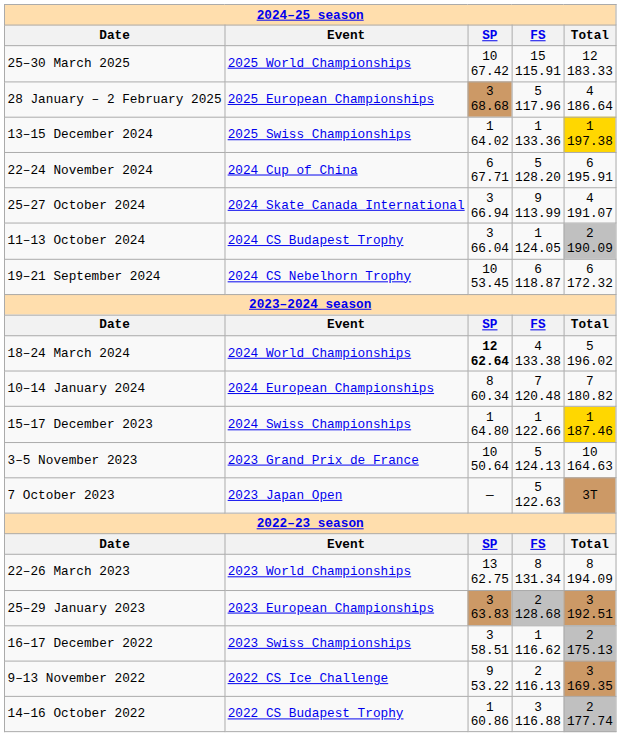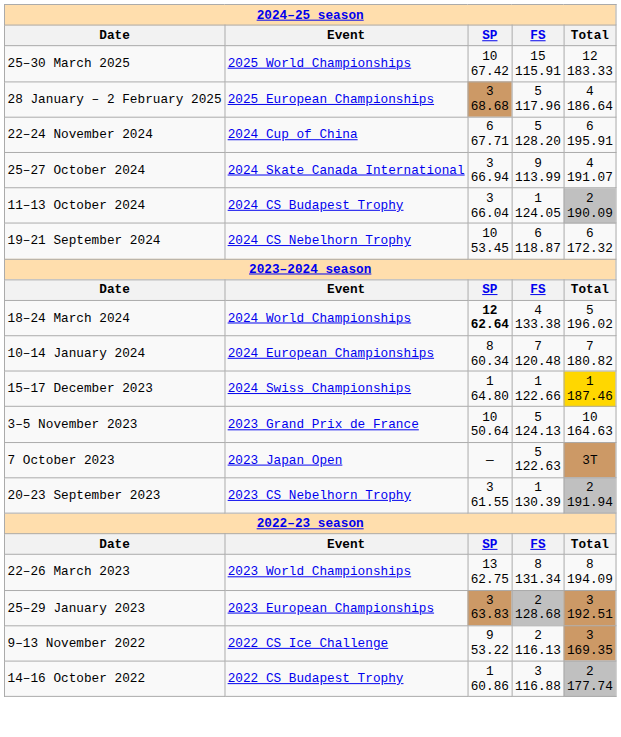- row: (80, 135)
+ row: (84, 495)
- row: (80, 643)
